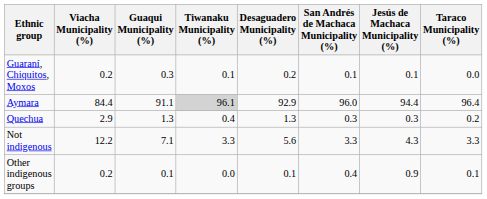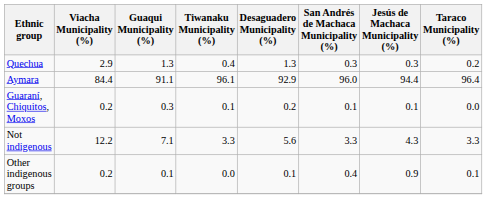rows swapped: (25, 118) <-> (28, 74)
(226, 102) lightgrey background -> (226, 79) no background
